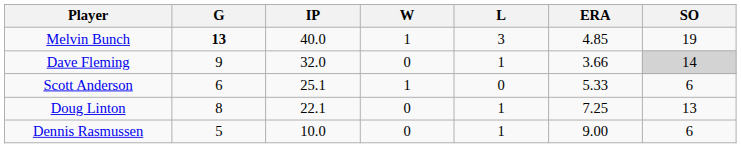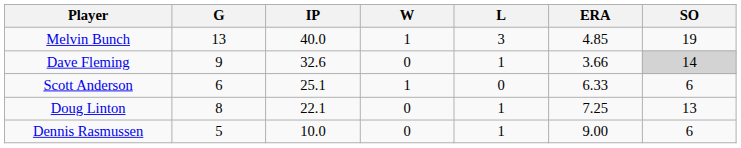(219, 39) bold -> (219, 39) normal
(313, 62) 32.0 -> (313, 62) 32.6
(595, 85) 5.33 -> (595, 85) 6.33
